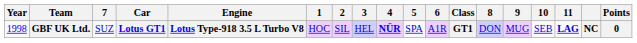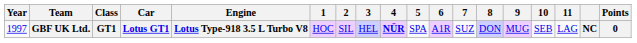columns swapped: (463, 12) <-> (104, 12)
(17, 28) 1998 -> (17, 28) 1997
(568, 28) bold -> (567, 28) normal
